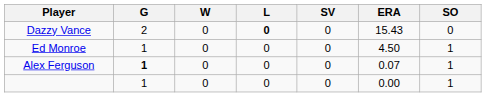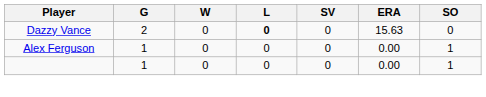(389, 30) 15.43 -> (389, 30) 15.63
- row: (59, 48)
(144, 65) bold -> (144, 48) normal
(389, 65) 0.07 -> (389, 48) 0.00
